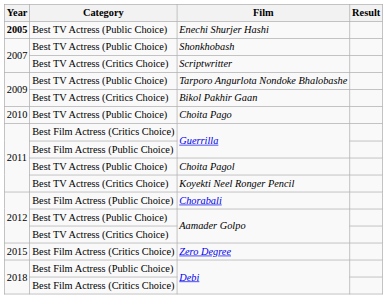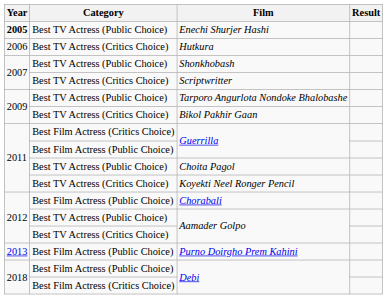+ row: (100, 47)
- row: (100, 115)
+ row: (103, 251)
- row: (103, 251)
